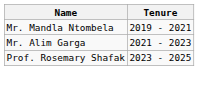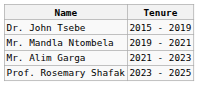+ row: (46, 27)
